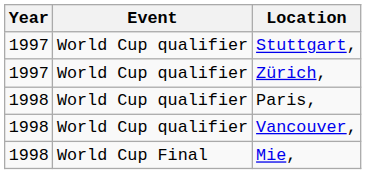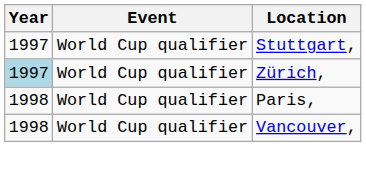(29, 73) no background -> (29, 73) lightblue background
- row: (276, 155)
